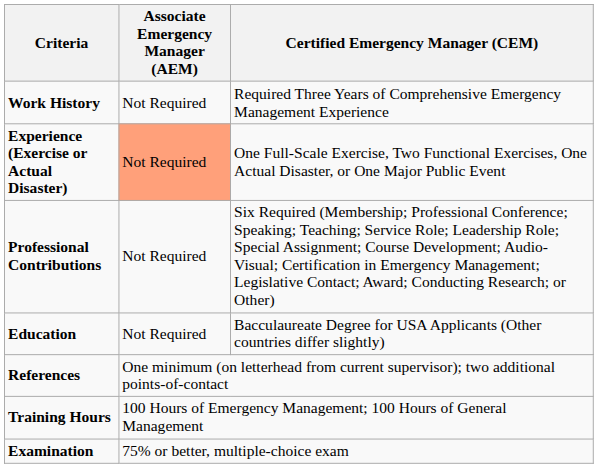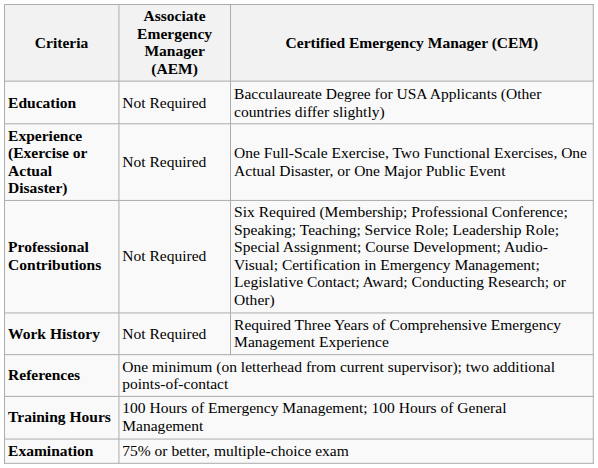rows swapped: (54, 102) <-> (42, 333)
(164, 162) lightsalmon background -> (164, 162) no background
